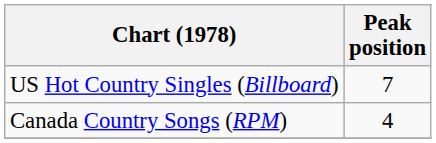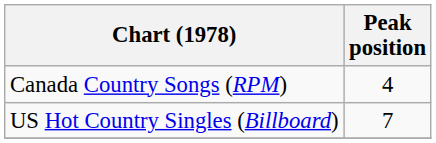rows swapped: (148, 120) <-> (174, 84)
